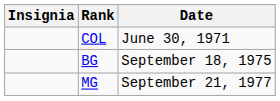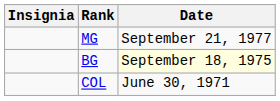rows swapped: (94, 39) <-> (90, 84)
(196, 61) no background -> (196, 61) lightyellow background
